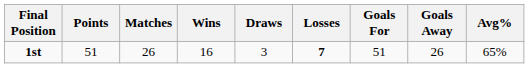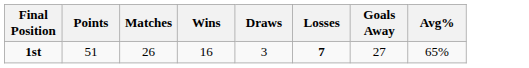- column: (379, 23)
(437, 52) 26 -> (379, 52) 27
